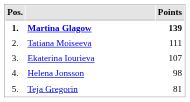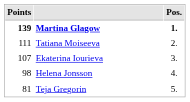columns swapped: (15, 12) <-> (170, 12)
